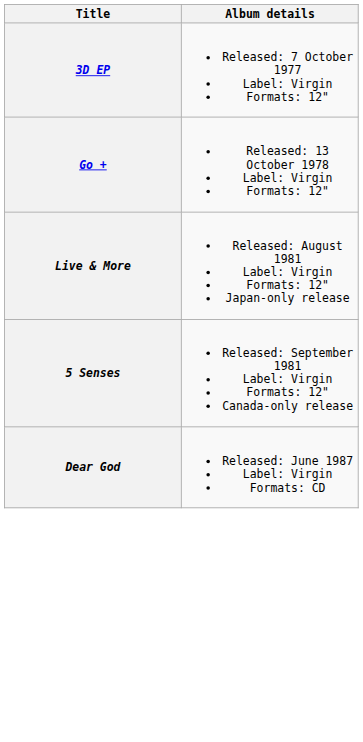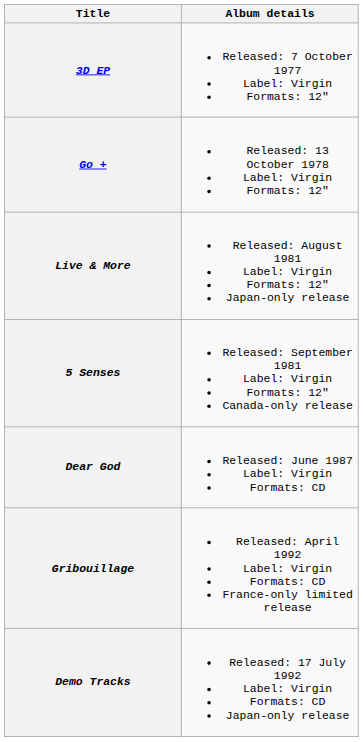+ row: (93, 568)
+ row: (93, 682)
